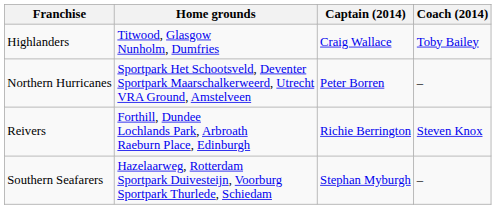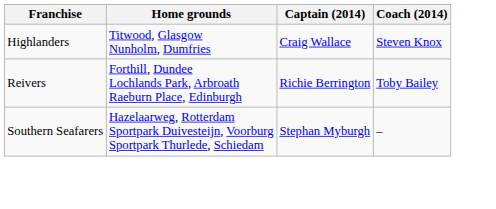(448, 41) Toby Bailey -> (409, 41) Steven Knox
- row: (59, 83)
(450, 131) Steven Knox -> (407, 83) Toby Bailey
